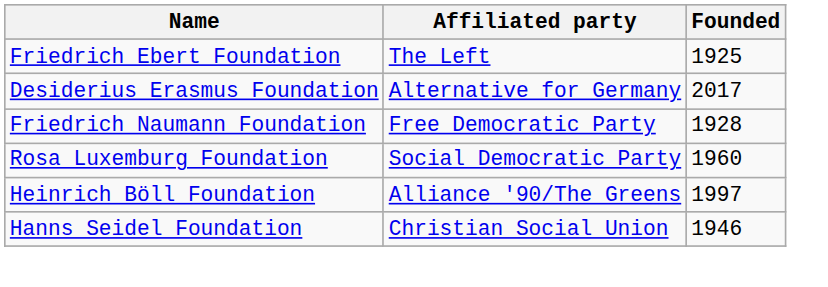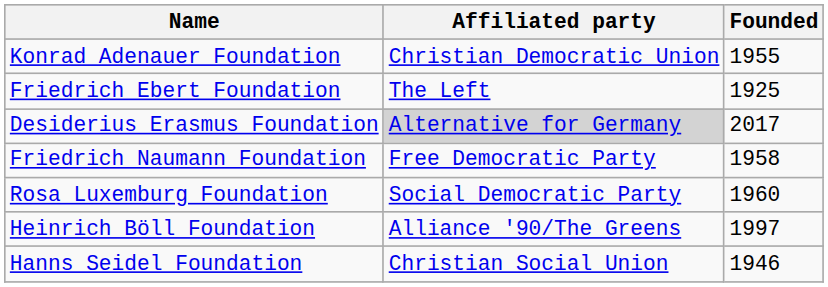+ row: (175, 57)
(535, 91) no background -> (535, 126) lightgrey background
(717, 126) 1928 -> (755, 160) 1958
